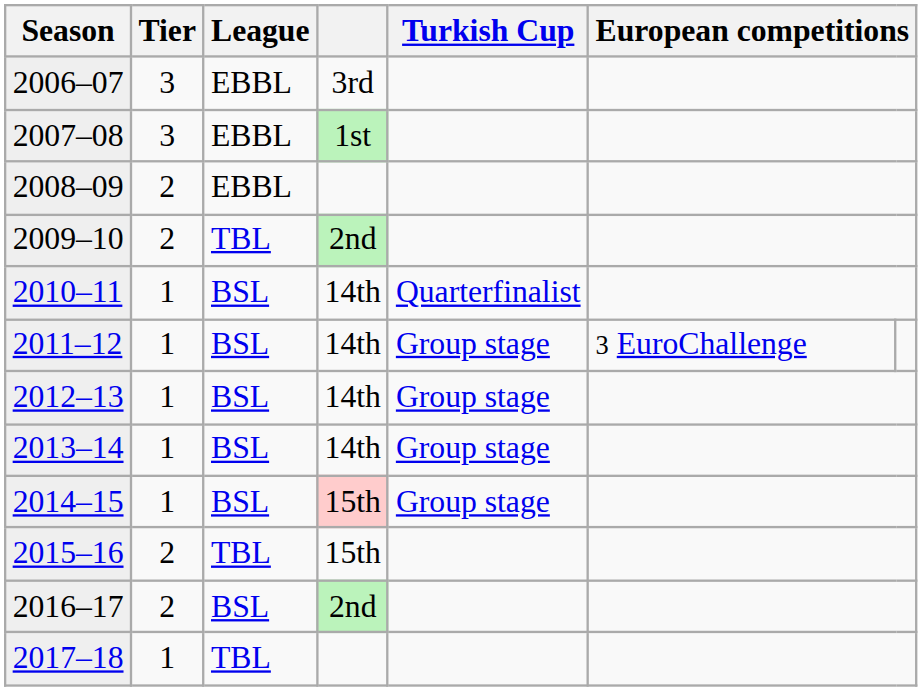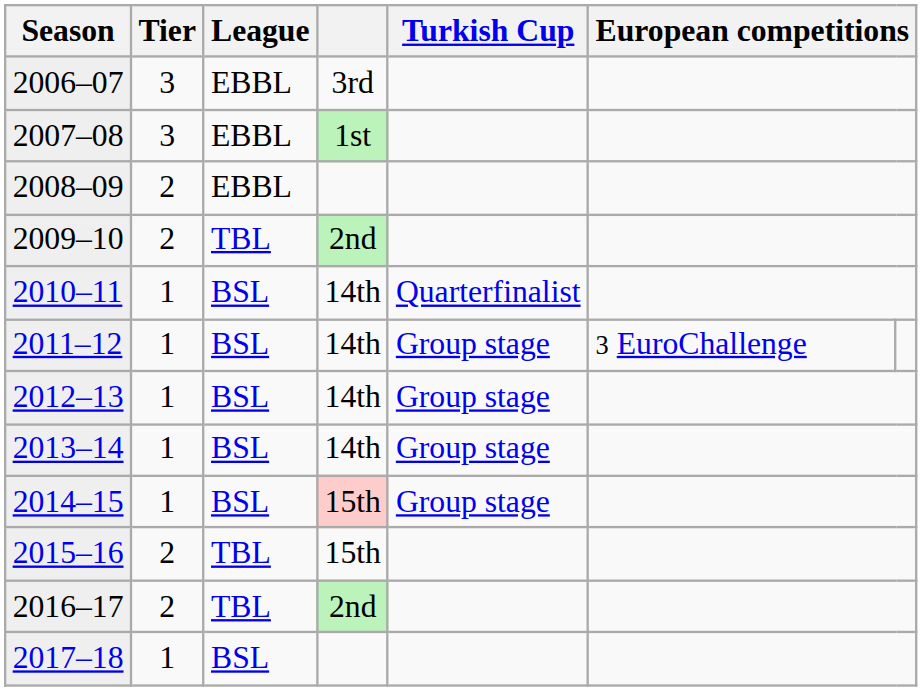(240, 605) BSL -> (241, 605) TBL
(241, 657) TBL -> (240, 657) BSL
